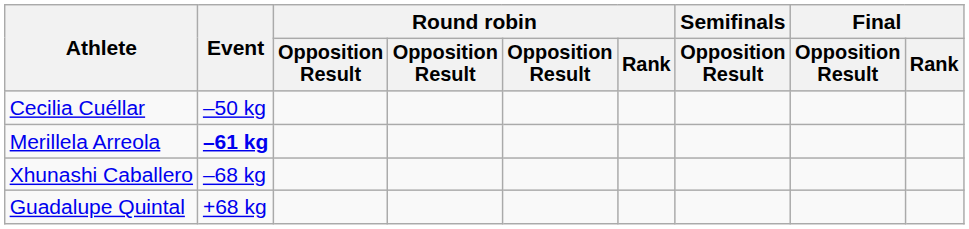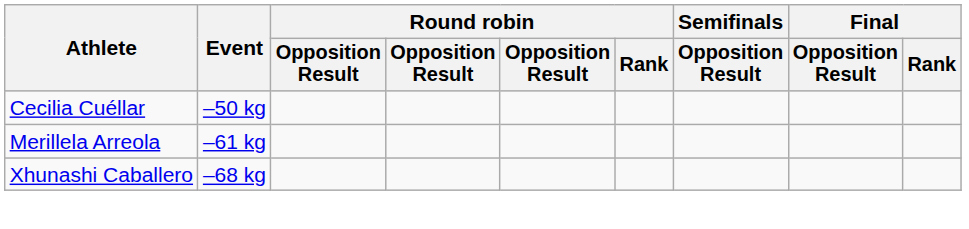(236, 141) bold -> (234, 141) normal
- row: (97, 208)
